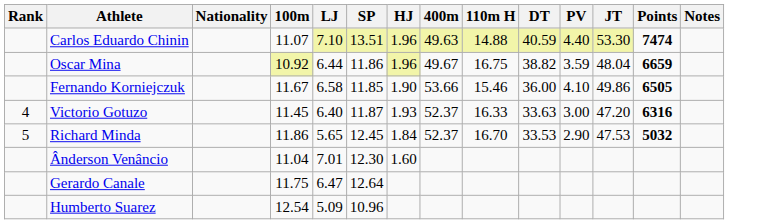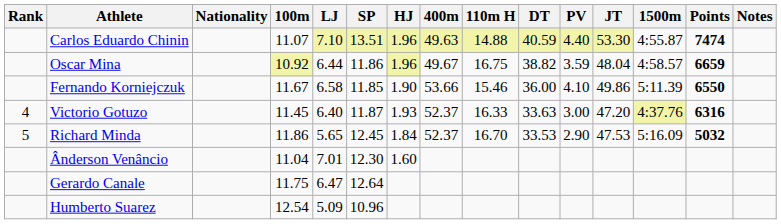+ column: (660, 16)
(657, 87) 6505 -> (710, 87) 6550
